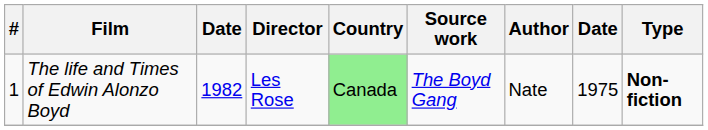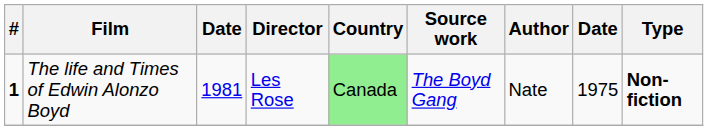(14, 89) normal -> (14, 89) bold
(222, 89) 1982 -> (222, 89) 1981
